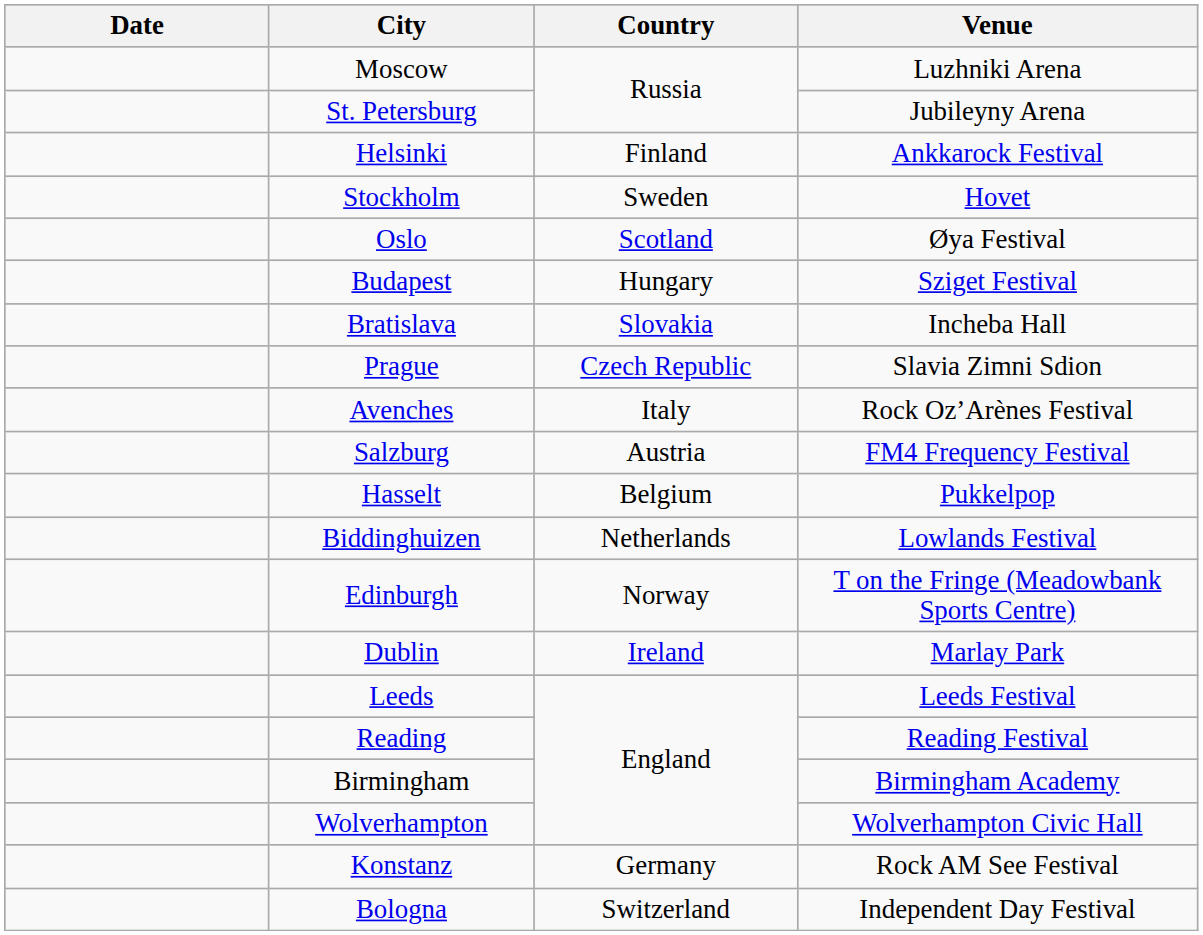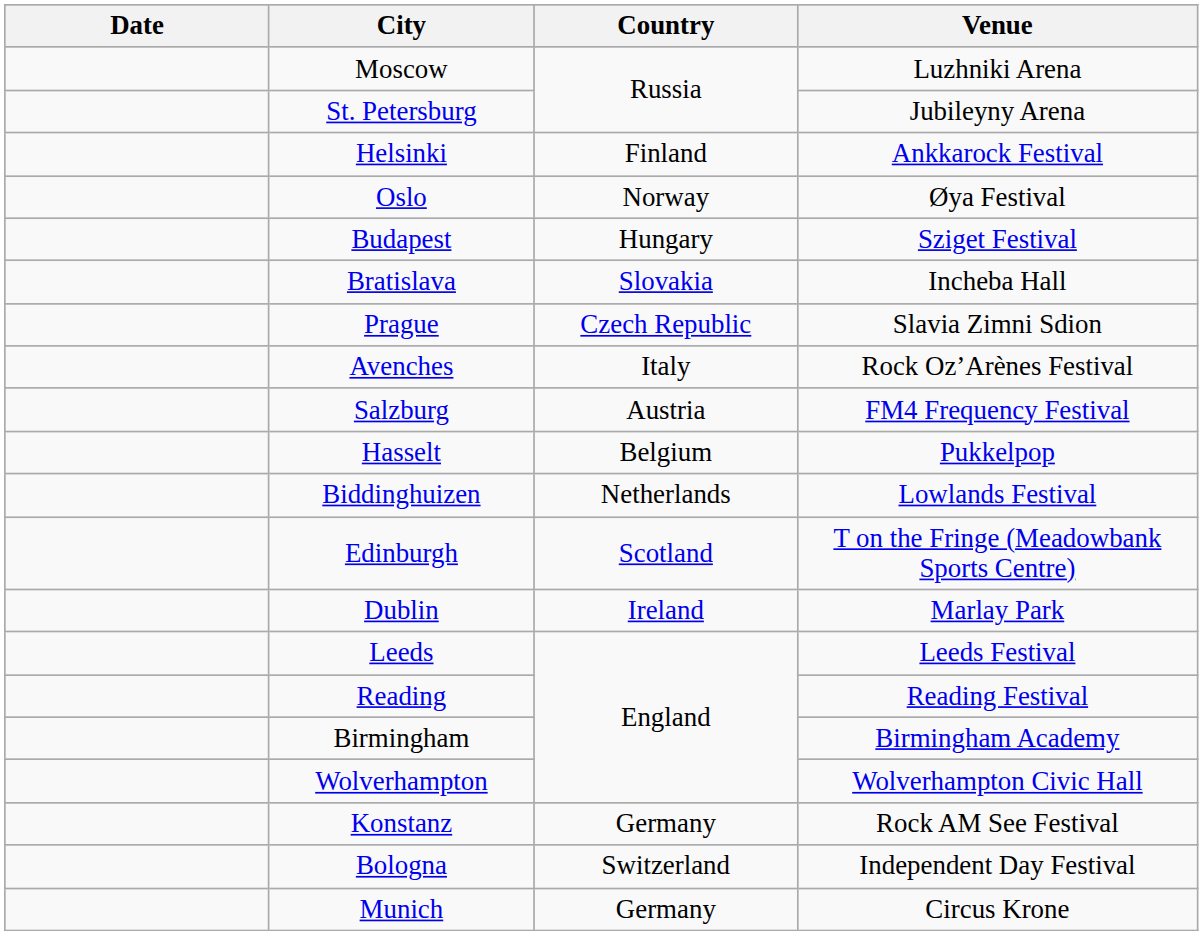- row: (401, 196)
(666, 238) Scotland -> (666, 196) Norway
(666, 595) Norway -> (666, 552) Scotland
+ row: (401, 908)
